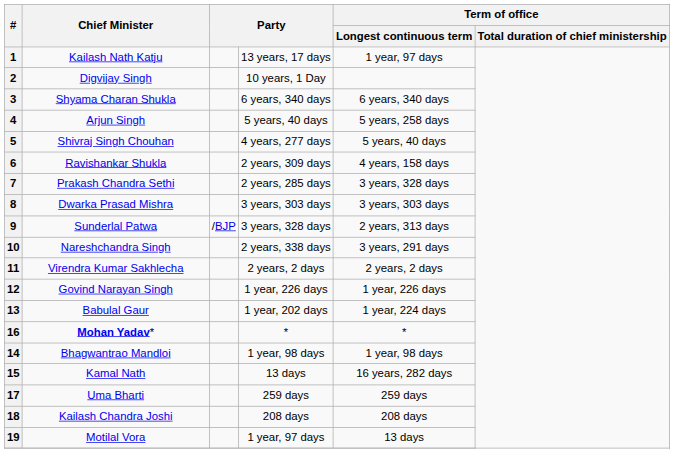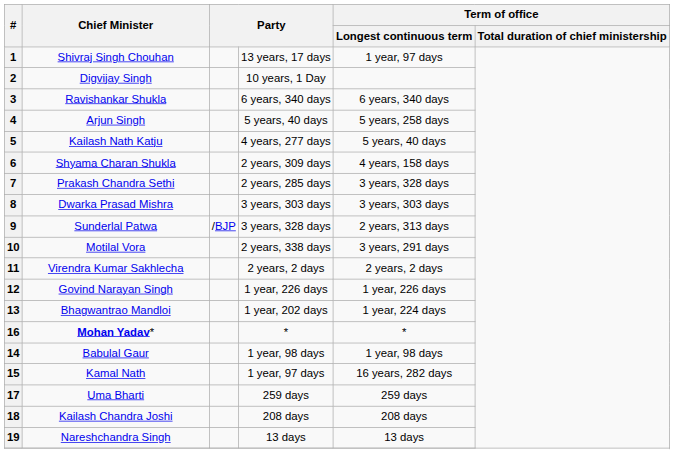(116, 57) Kailash Nath Katju -> (116, 57) Shivraj Singh Chouhan
(116, 99) Shyama Charan Shukla -> (116, 99) Ravishankar Shukla
(116, 141) Shivraj Singh Chouhan -> (116, 141) Kailash Nath Katju
(116, 162) Ravishankar Shukla -> (116, 162) Shyama Charan Shukla
(116, 247) Nareshchandra Singh -> (116, 247) Motilal Vora
(116, 310) Babulal Gaur -> (116, 310) Bhagwantrao Mandloi
(116, 353) Bhagwantrao Mandloi -> (116, 353) Babulal Gaur
(286, 374) 13 days -> (286, 374) 1 year, 97 days
(116, 437) Motilal Vora -> (116, 437) Nareshchandra Singh
(286, 437) 1 year, 97 days -> (286, 437) 13 days
